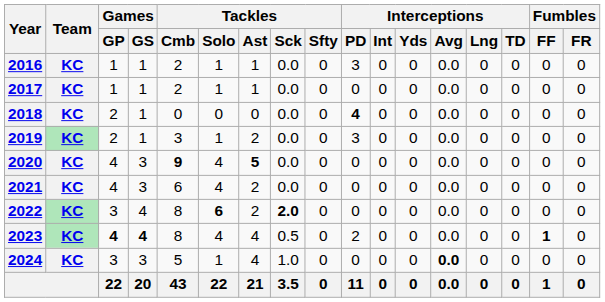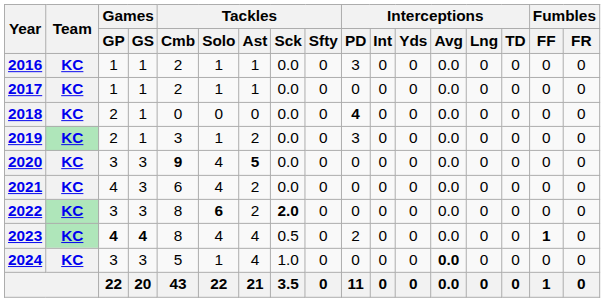(114, 162) 4 -> (114, 162) 3
(143, 211) 4 -> (143, 211) 3
